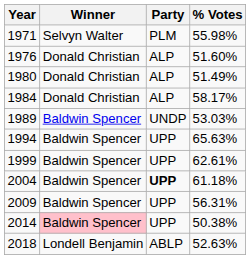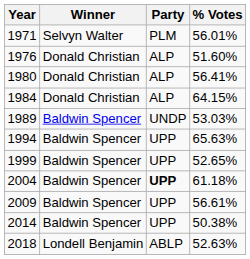(215, 35) 55.98% -> (215, 35) 56.01%
(215, 77) 51.49% -> (215, 77) 56.41%
(215, 98) 58.17% -> (215, 98) 64.15%
(215, 160) 62.61% -> (215, 160) 52.65%
(215, 202) 56.31% -> (215, 202) 56.61%
(92, 222) pink background -> (92, 222) no background
